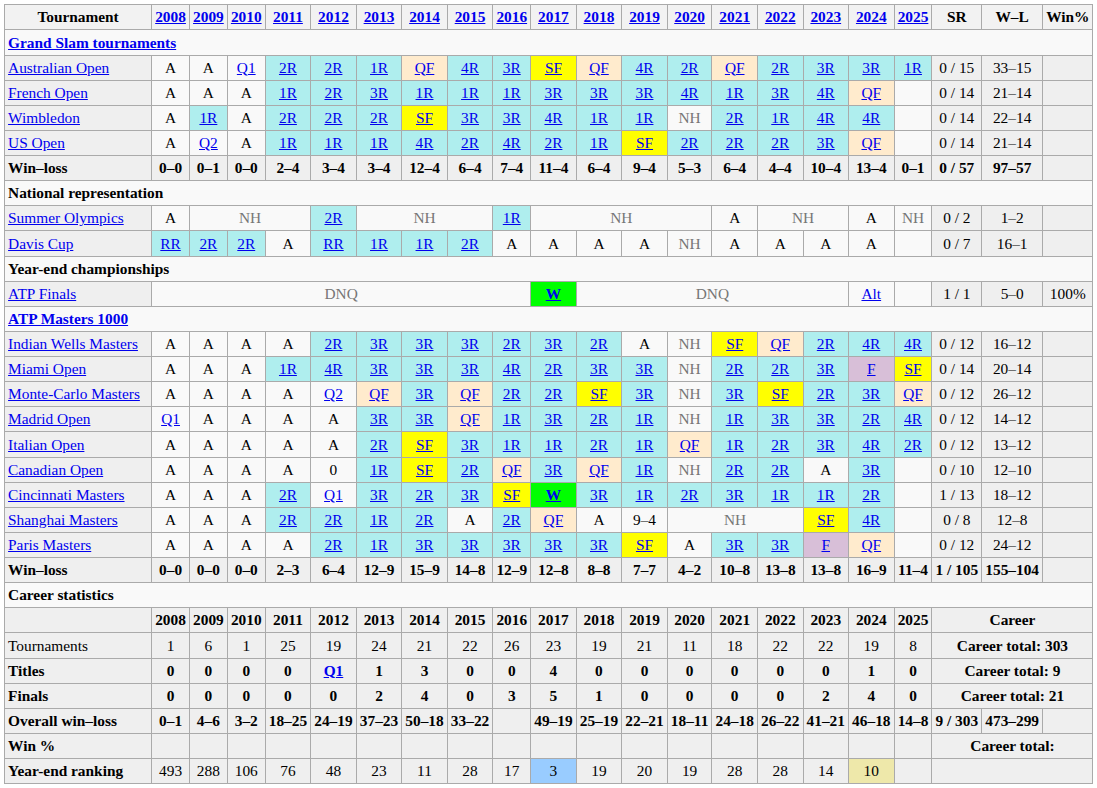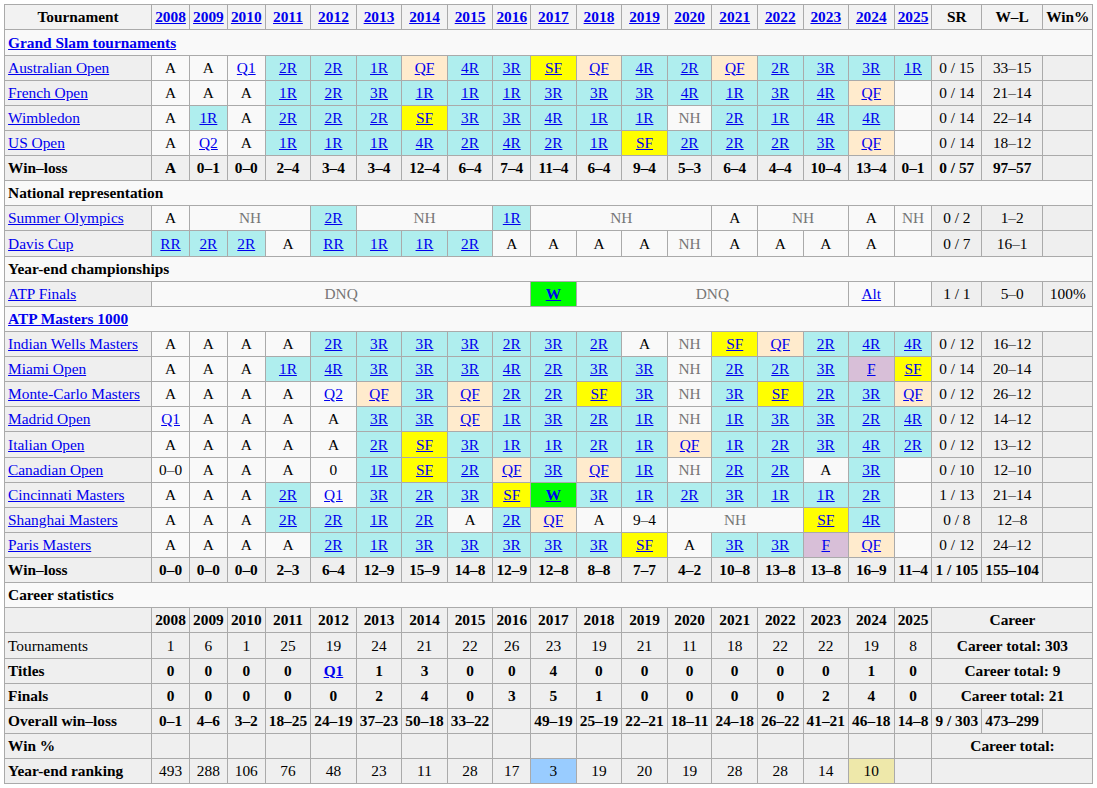(1012, 143) 21–14 -> (1012, 143) 18–12
(171, 168) 0–0 -> (171, 168) A
(171, 469) A -> (171, 469) 0–0
(1012, 494) 18–12 -> (1012, 494) 21–14
